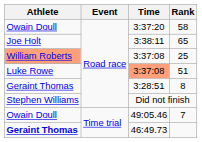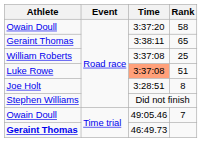(24, 42) Joe Holt -> (40, 42) Geraint Thomas
(39, 56) lightsalmon background -> (39, 56) no background
(40, 86) Geraint Thomas -> (24, 86) Joe Holt
